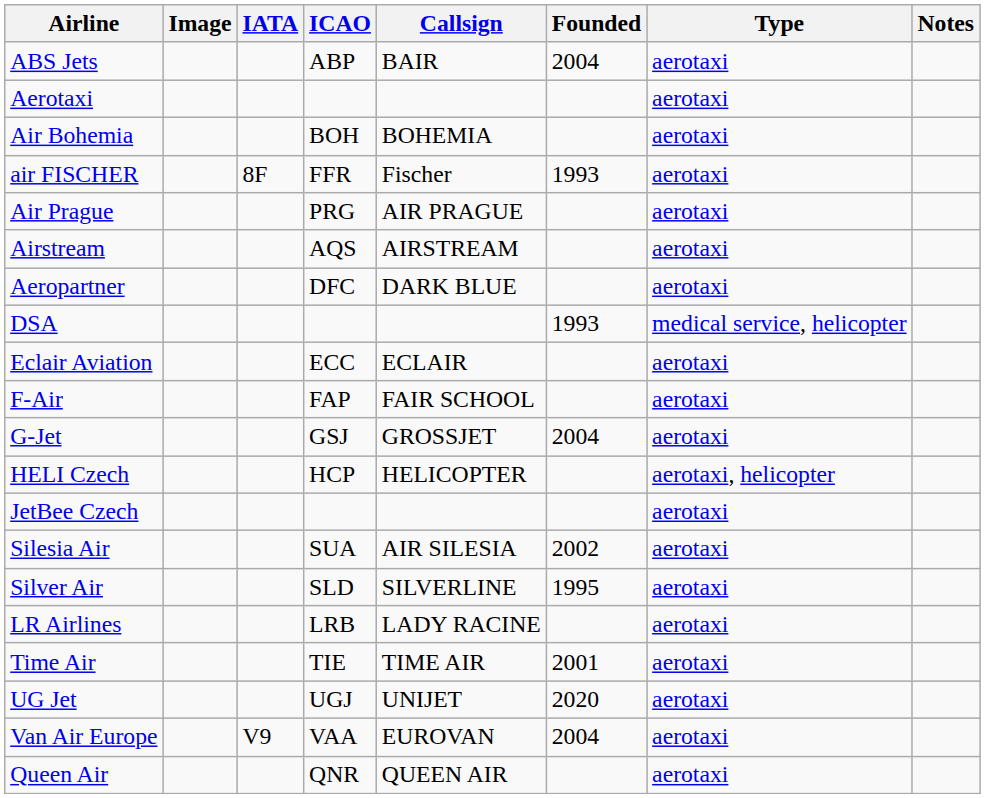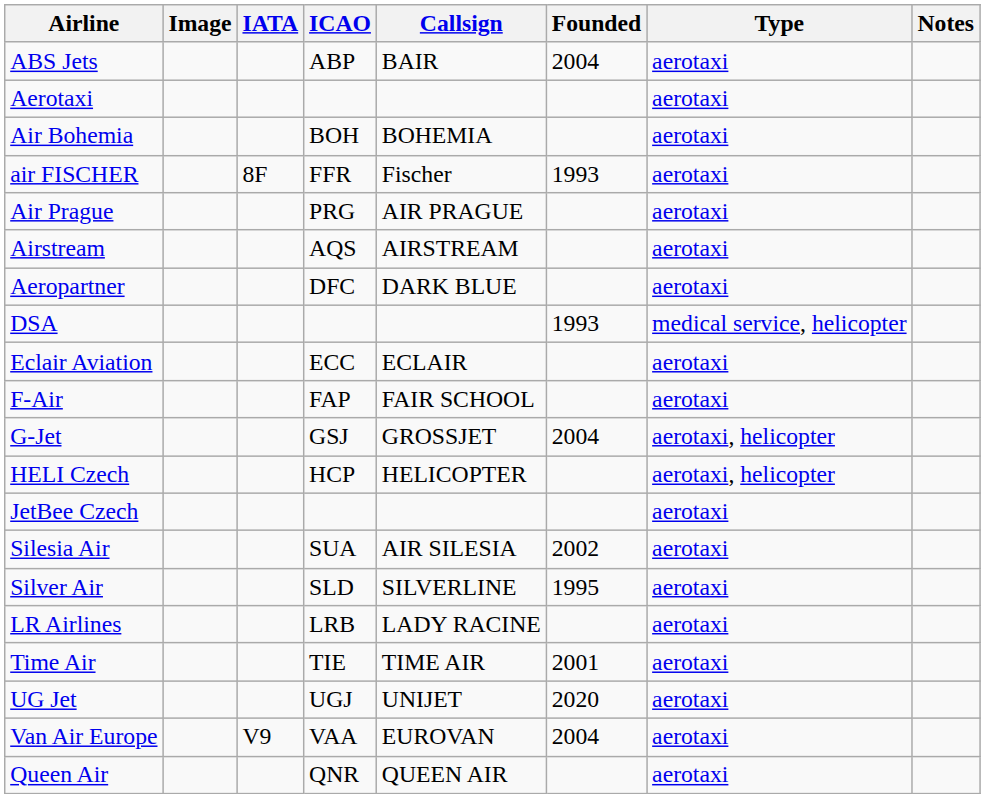(690, 436) aerotaxi -> (744, 436) aerotaxi, helicopter
